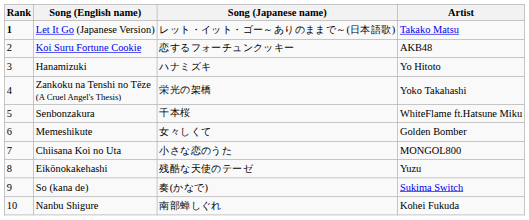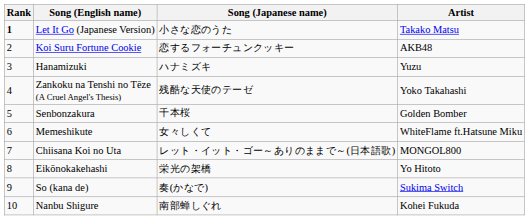(277, 29) レット・イット・ゴー～ありのままで～(日本語歌) -> (196, 29) 小さな恋のうた
(420, 67) Yo Hitoto -> (411, 67) Yuzu
(185, 90) 栄光の架橋 -> (206, 90) 残酷な天使のテーゼ
(461, 113) WhiteFlame ft.Hatsune Miku -> (433, 113) Golden Bomber
(433, 132) Golden Bomber -> (461, 132) WhiteFlame ft.Hatsune Miku
(196, 150) 小さな恋のうた -> (277, 150) レット・イット・ゴー～ありのままで～(日本語歌)
(206, 168) 残酷な天使のテーゼ -> (185, 168) 栄光の架橋
(411, 169) Yuzu -> (420, 169) Yo Hitoto
